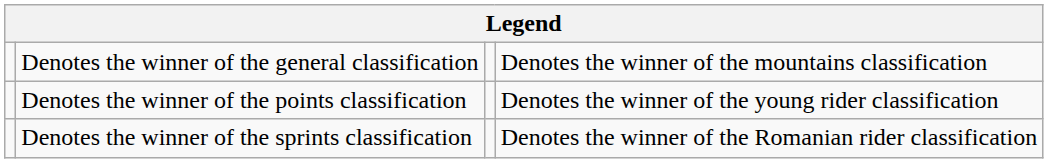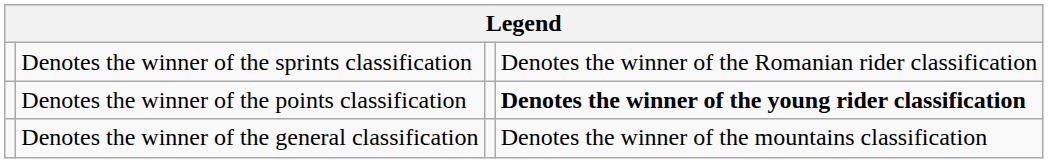rows swapped: (250, 61) <-> (247, 137)
(750, 99) normal -> (763, 99) bold
